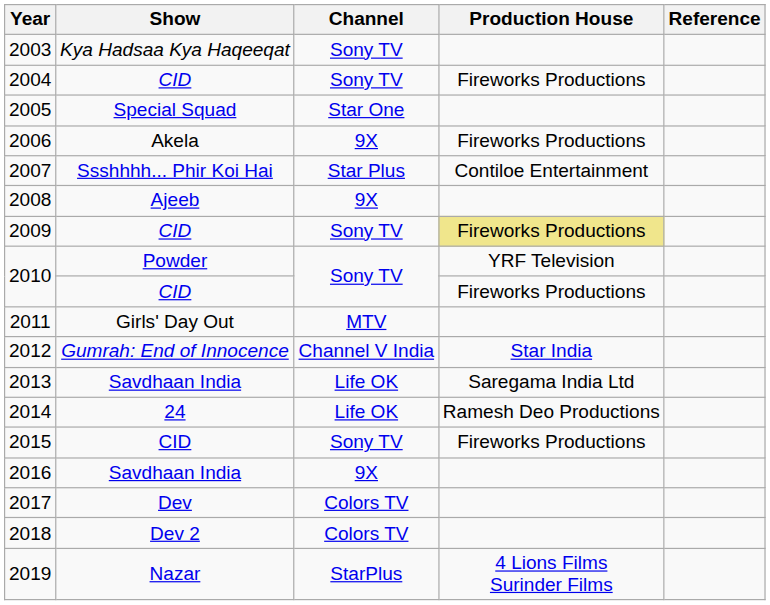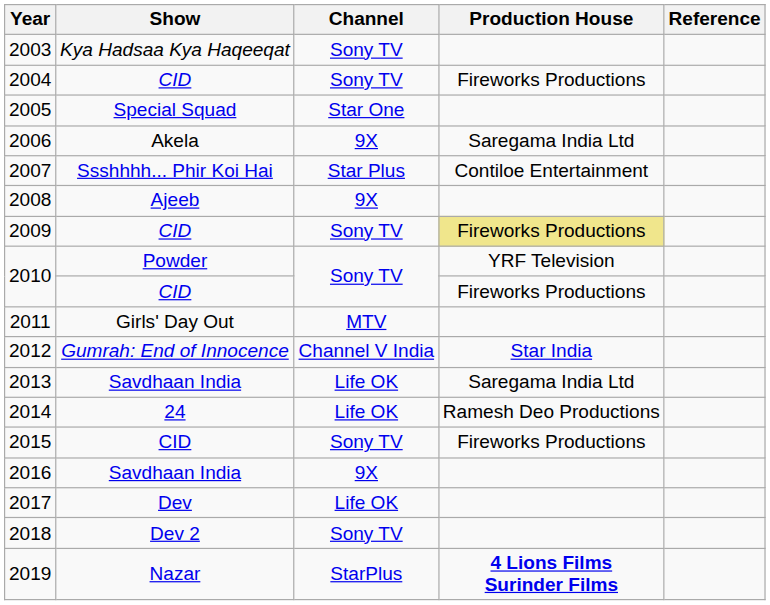(551, 140) Fireworks Productions -> (551, 140) Saregama India Ltd
(366, 502) Colors TV -> (366, 502) Life OK
(366, 532) Colors TV -> (366, 532) Sony TV
(551, 573) normal -> (551, 573) bold
